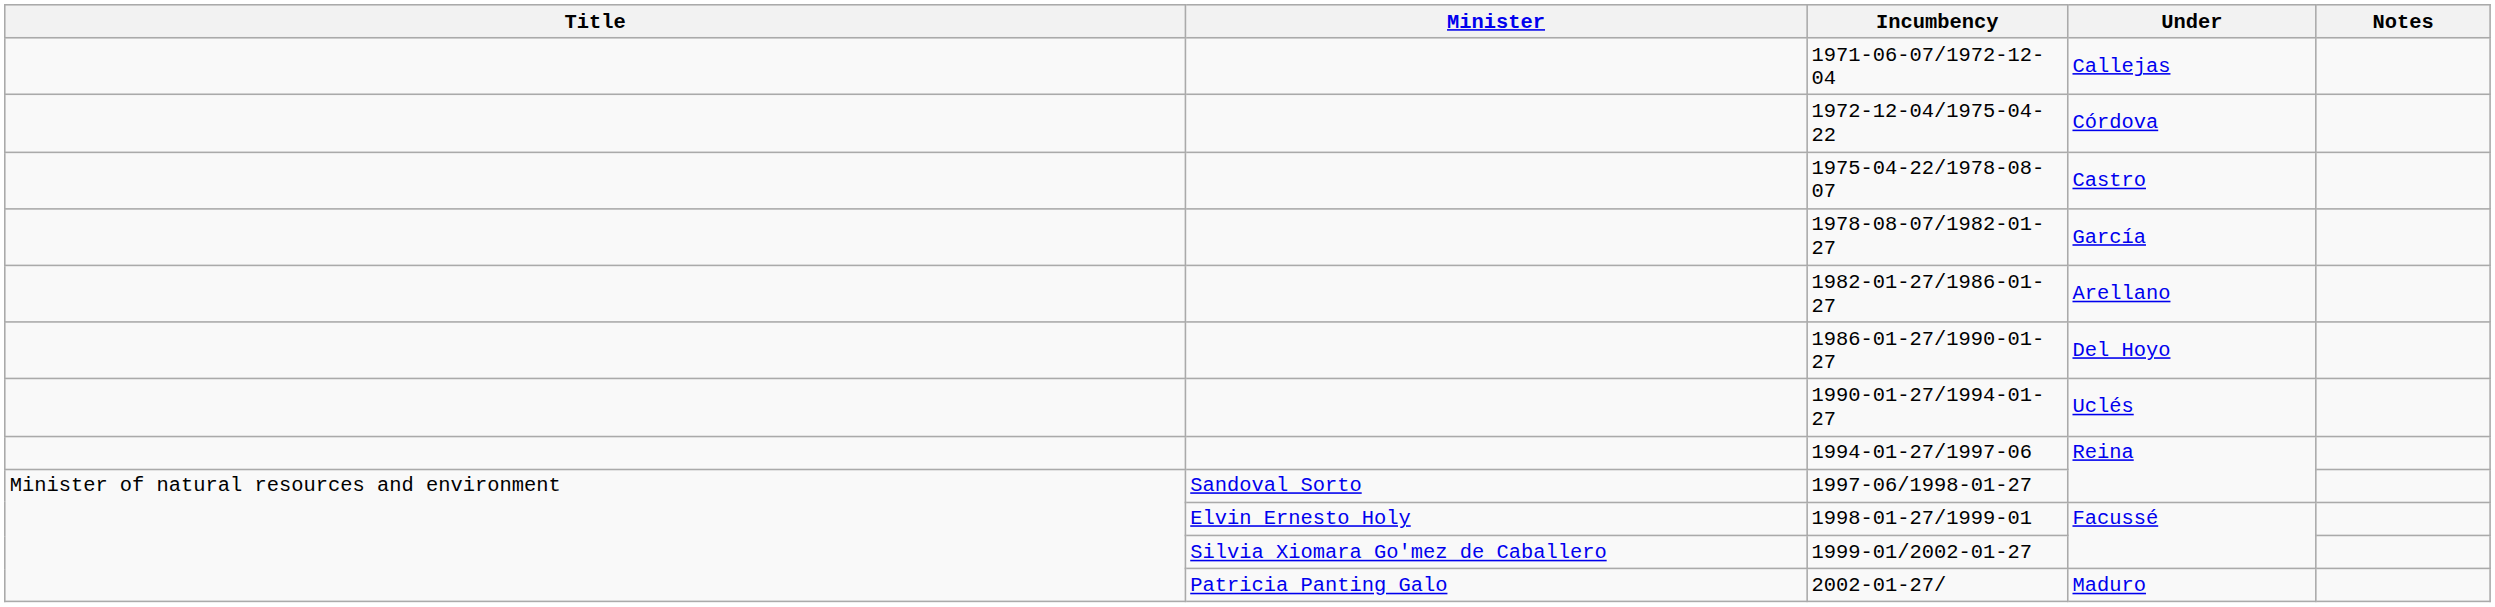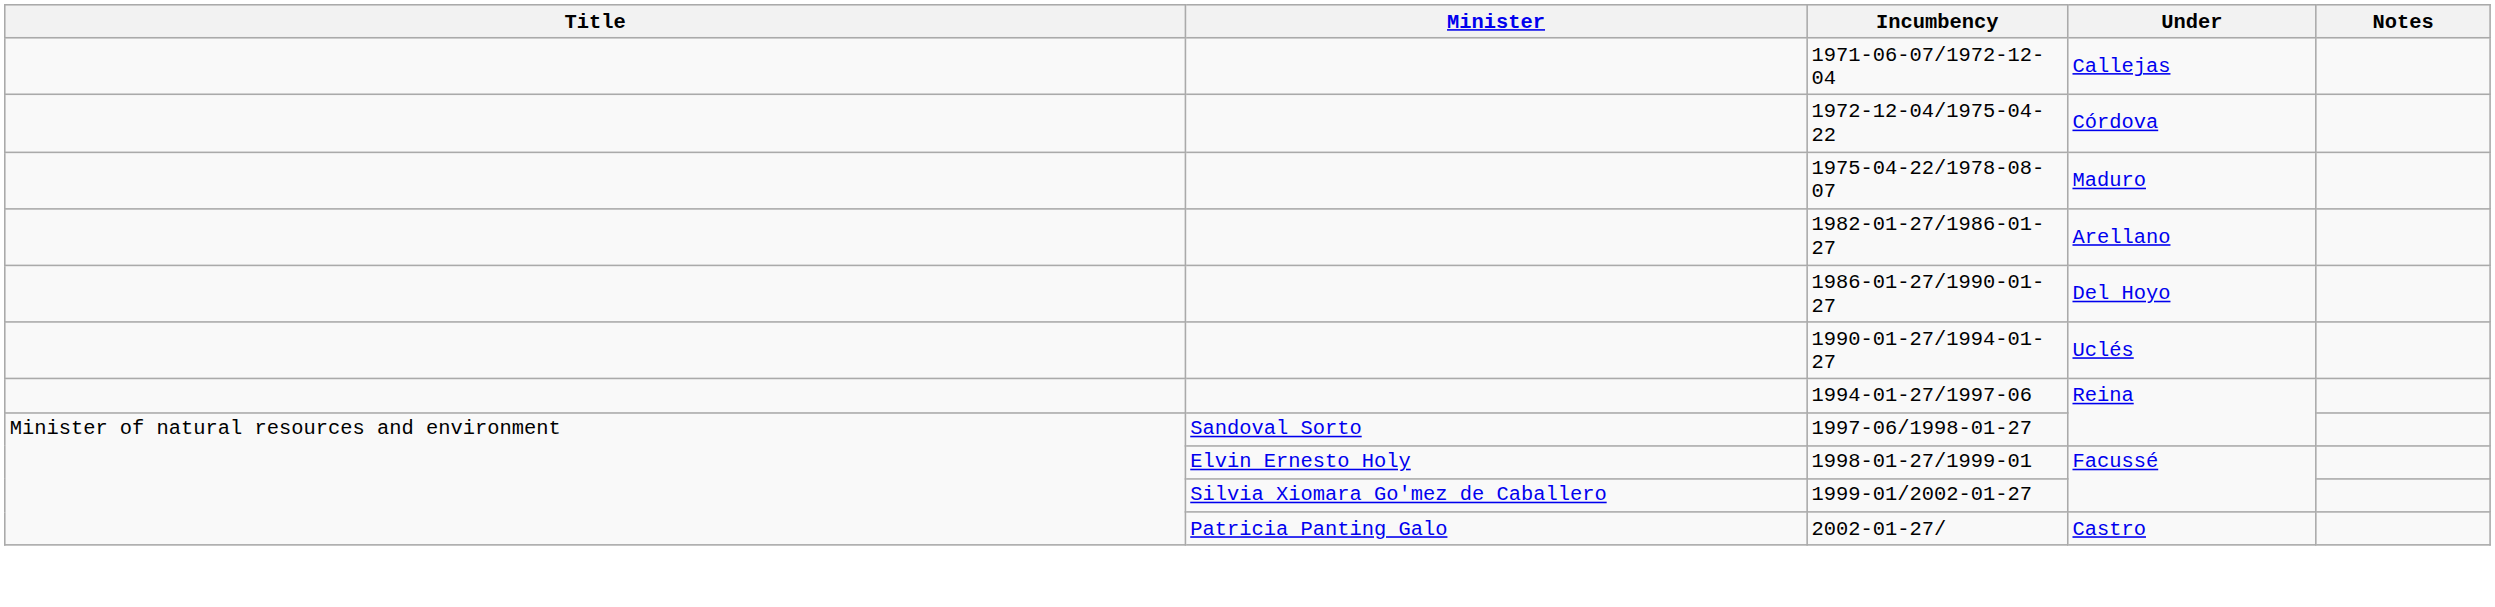(2109, 180) Castro -> (2109, 180) Maduro
- row: (1928, 237)
(2109, 585) Maduro -> (2109, 529) Castro
